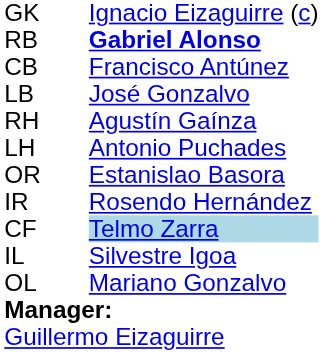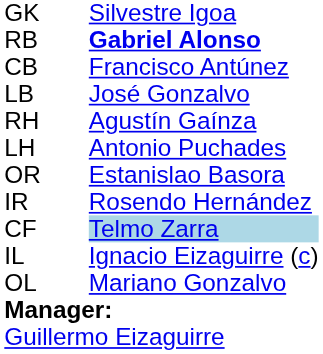(204, 13) Ignacio Eizaguirre (c) -> (162, 13) Silvestre Igoa
(162, 256) Silvestre Igoa -> (204, 256) Ignacio Eizaguirre (c)
